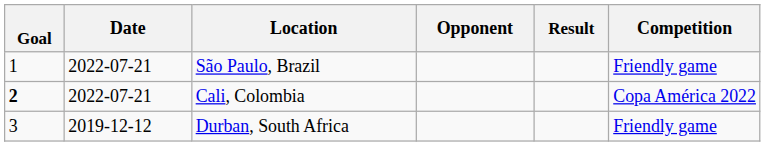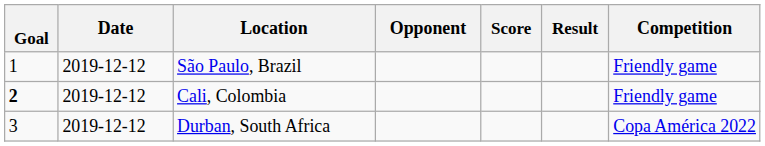+ column: (511, 28)
(110, 67) 2022-07-21 -> (104, 67) 2019-12-12
(110, 96) 2022-07-21 -> (104, 96) 2019-12-12
(685, 96) Copa América 2022 -> (665, 96) Friendly game
(665, 126) Friendly game -> (685, 126) Copa América 2022
